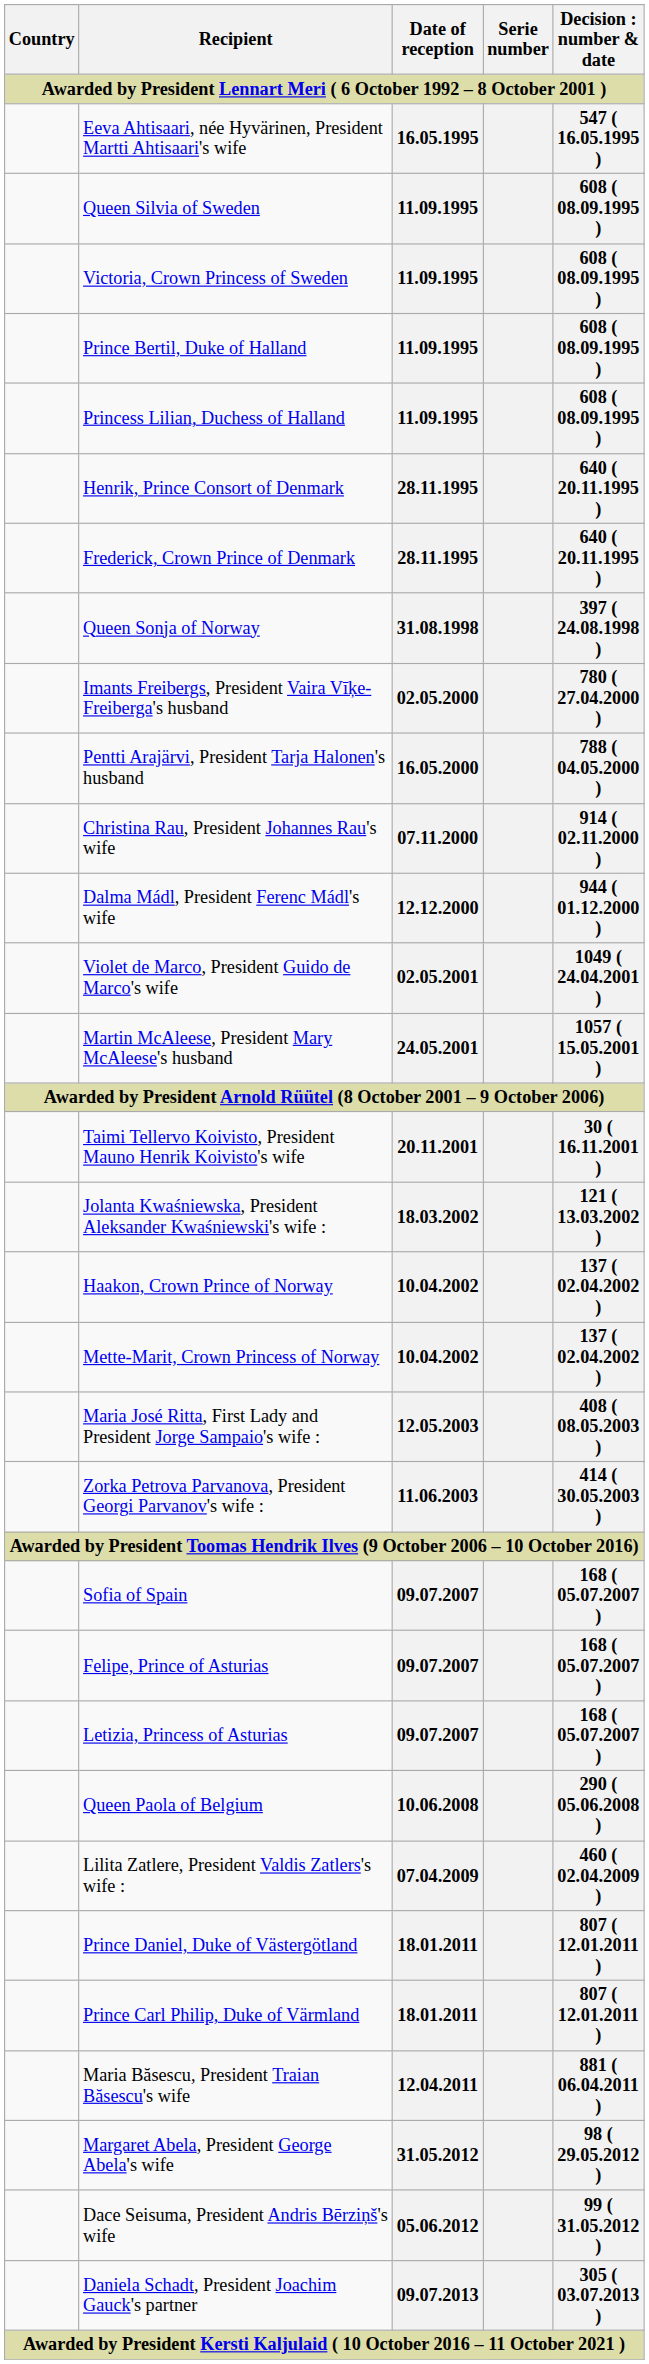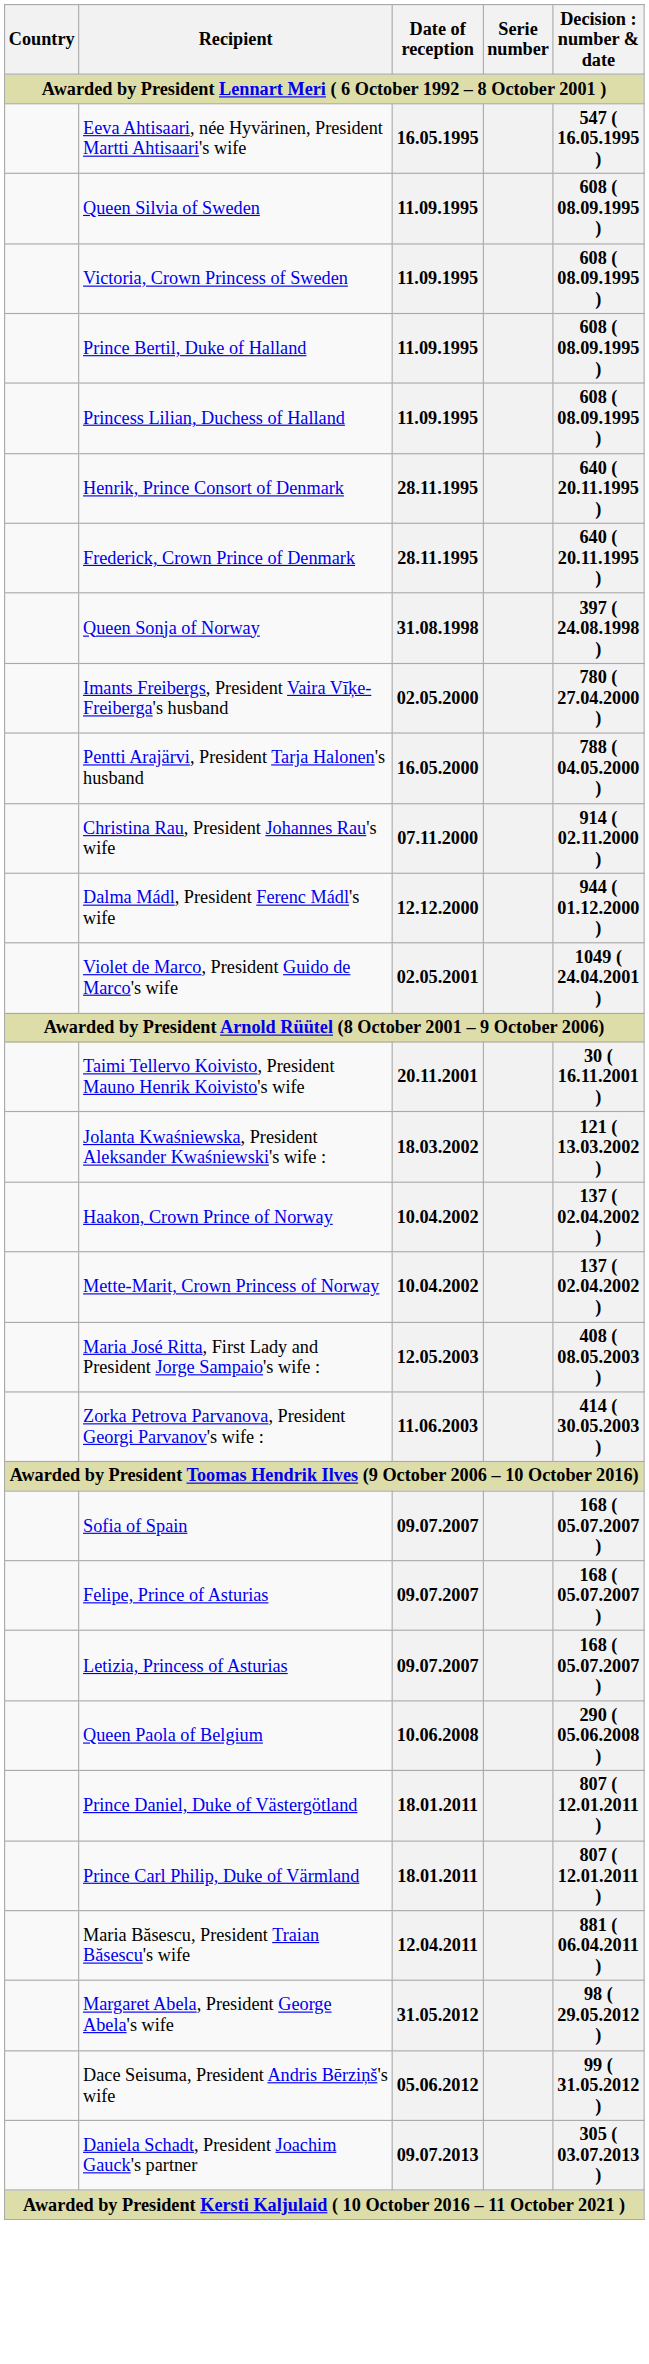- row: (208, 1047)
- row: (227, 1875)
